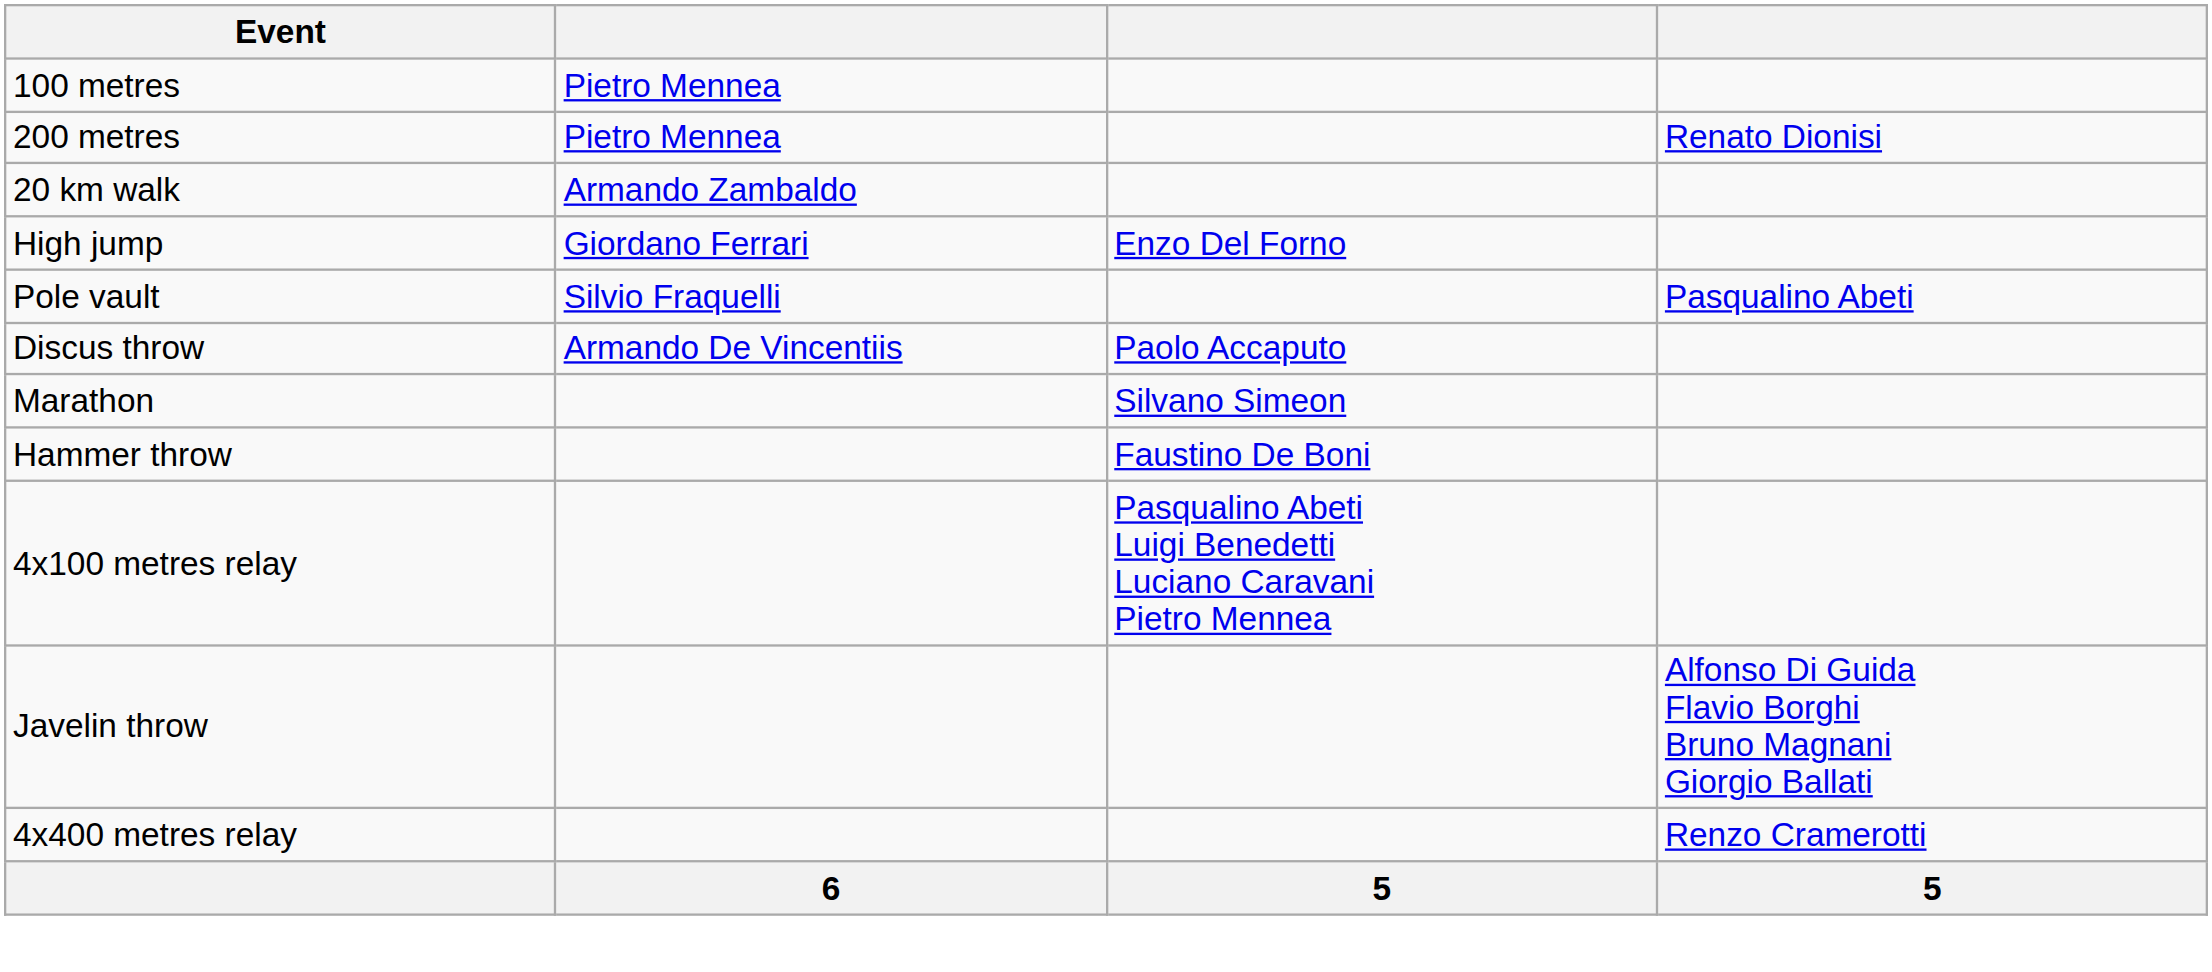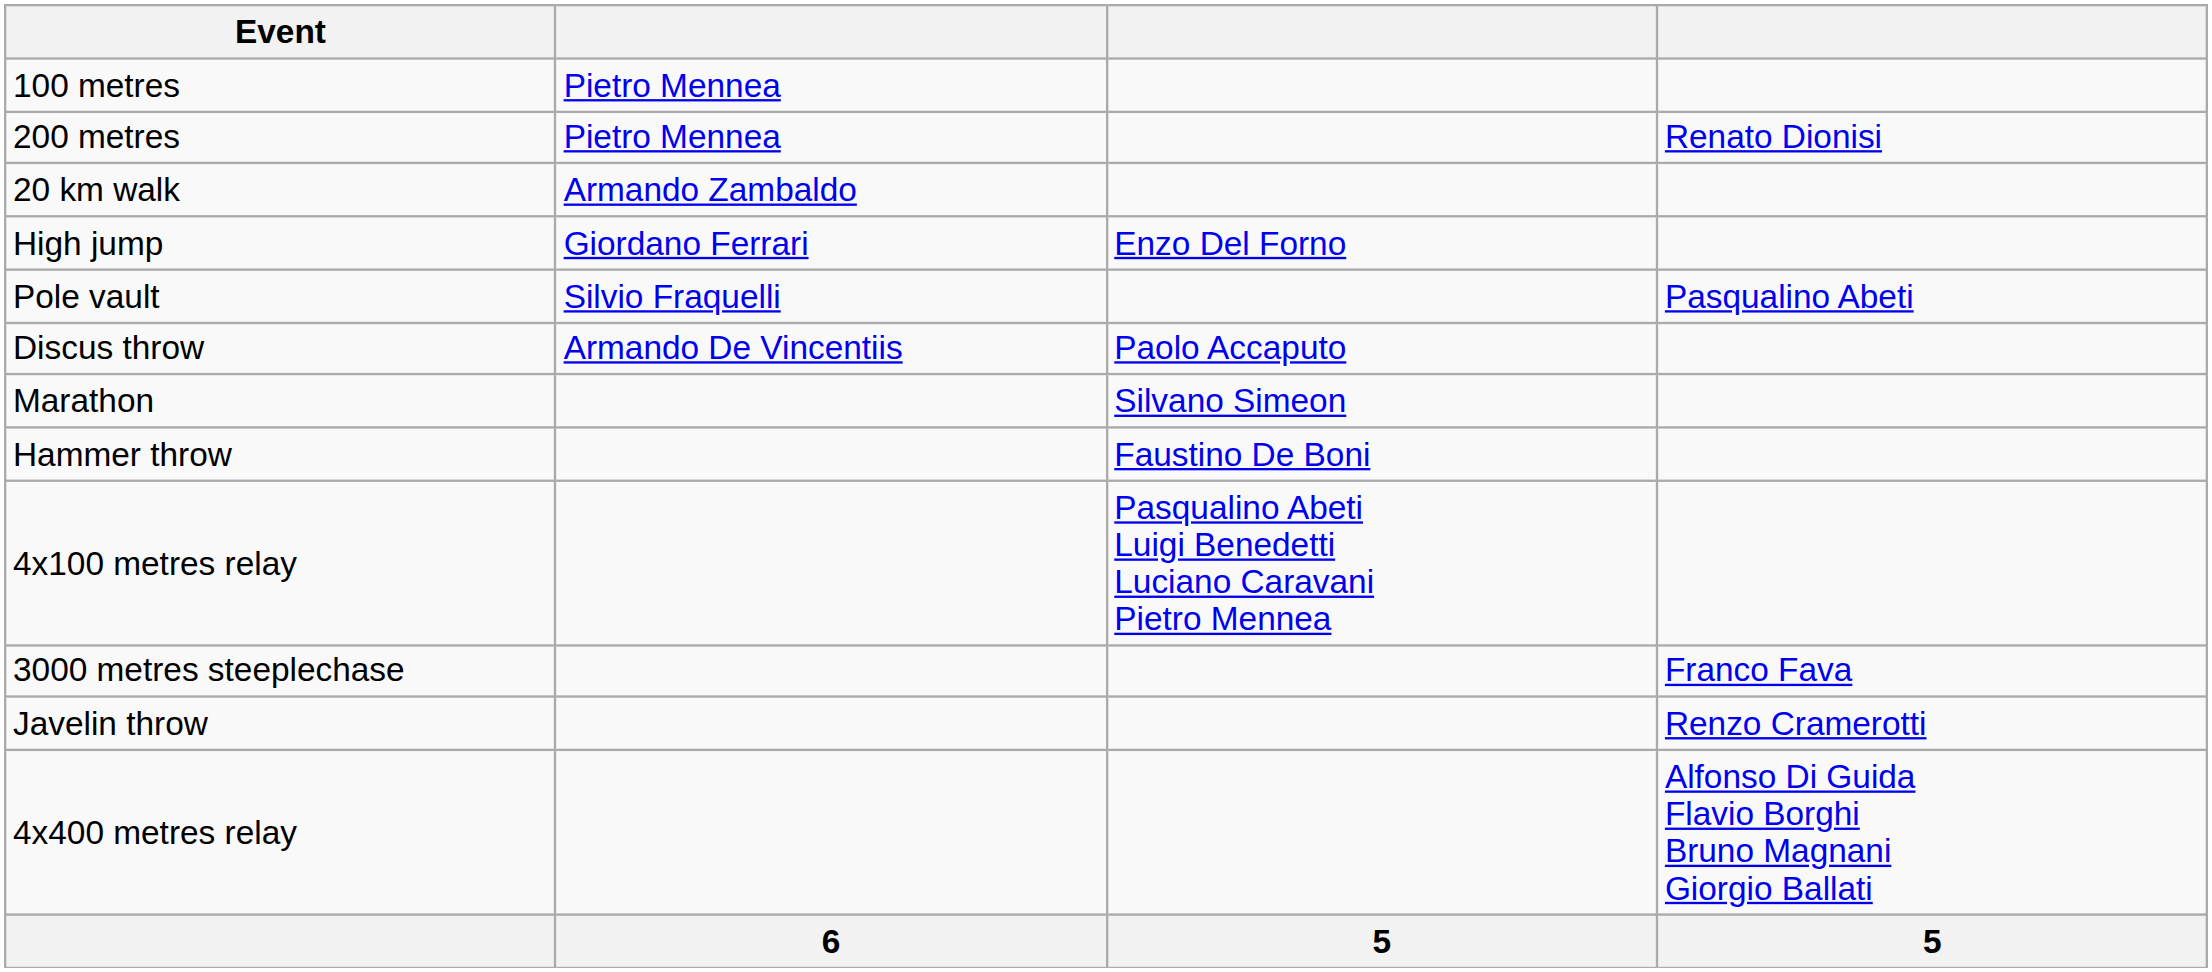+ row: (209, 671)
(1790, 727) Alfonso Di Guida Flavio Borghi Bruno Magnani Giorgio Ballati -> (1796, 724) Renzo Cramerotti
(1796, 835) Renzo Cramerotti -> (1790, 832) Alfonso Di Guida Flavio Borghi Bruno Magnani Giorgio Ballati
